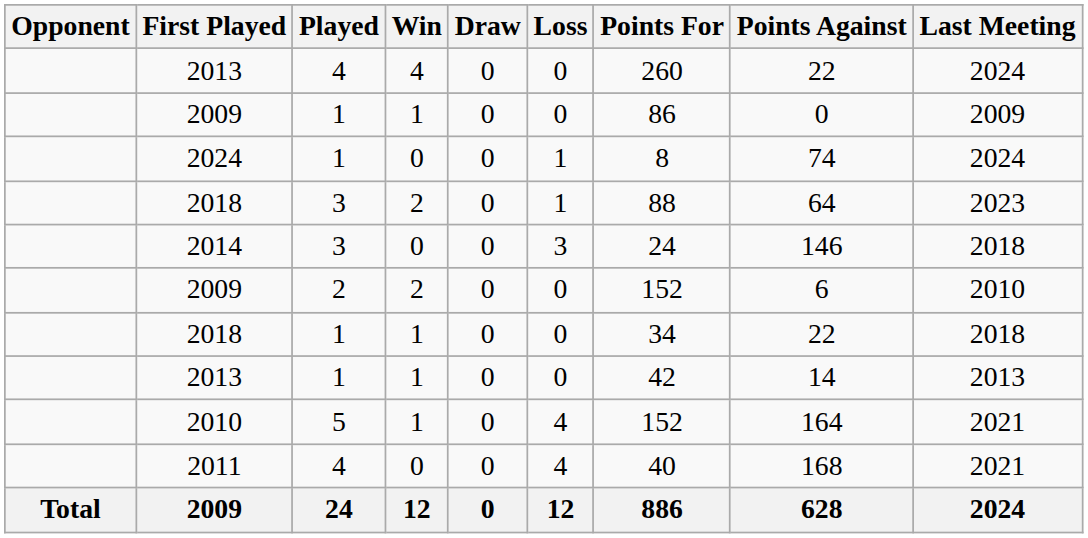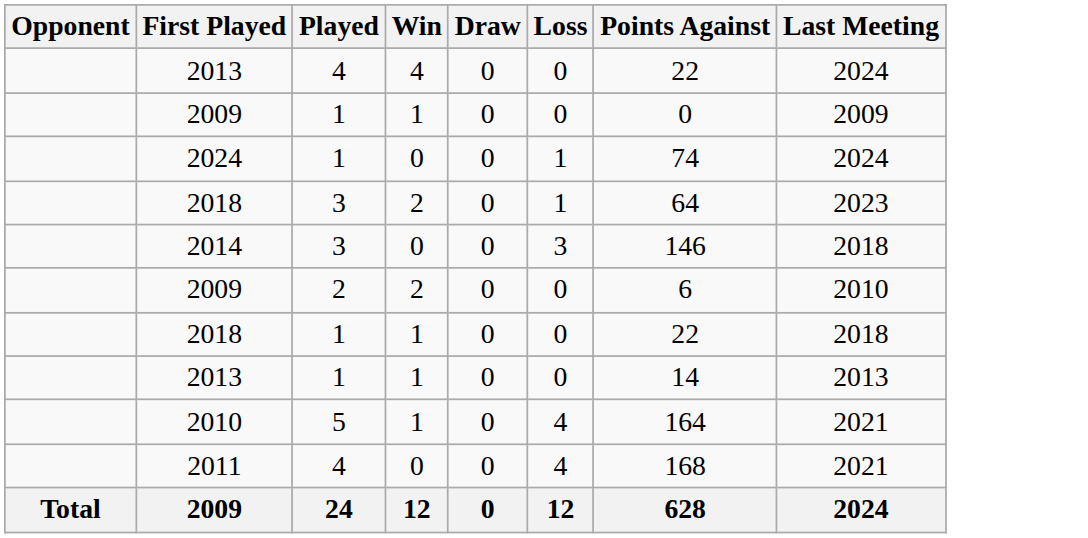- column: (662, 26)
